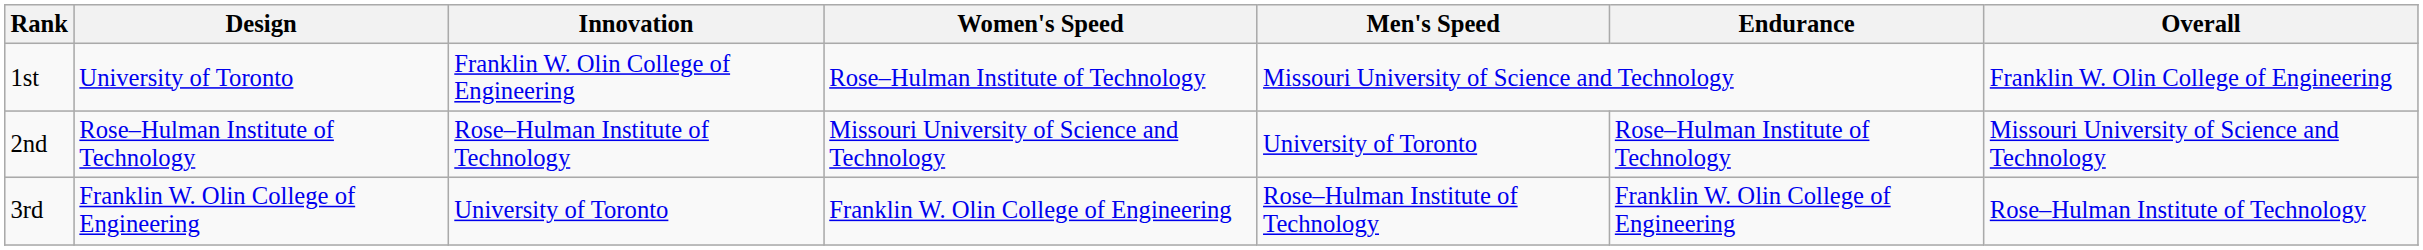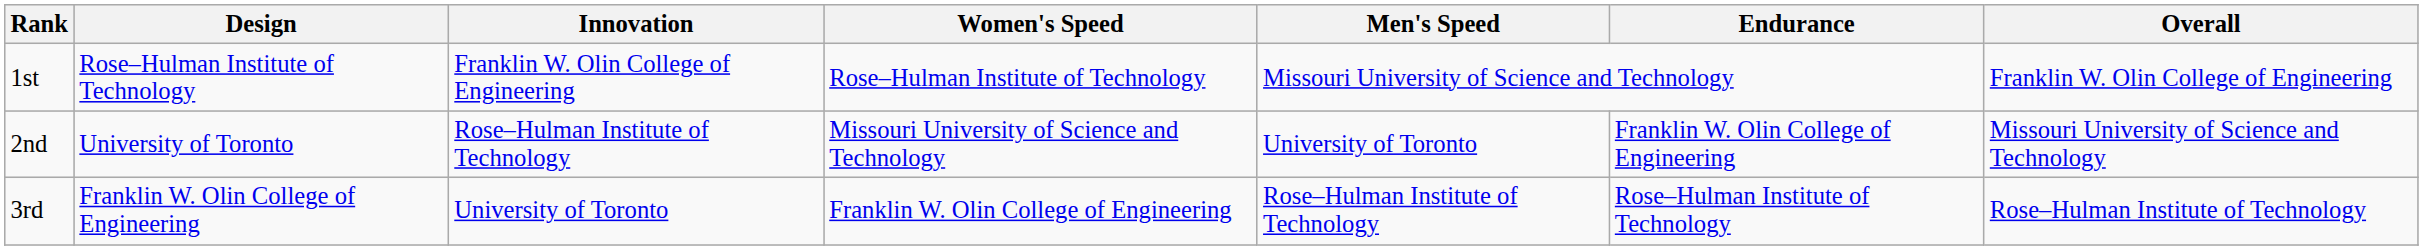(186, 76) University of Toronto -> (207, 76) Rose–Hulman Institute of Technology
(207, 143) Rose–Hulman Institute of Technology -> (186, 143) University of Toronto
(1742, 143) Rose–Hulman Institute of Technology -> (1753, 143) Franklin W. Olin College of Engineering
(1753, 210) Franklin W. Olin College of Engineering -> (1742, 210) Rose–Hulman Institute of Technology
